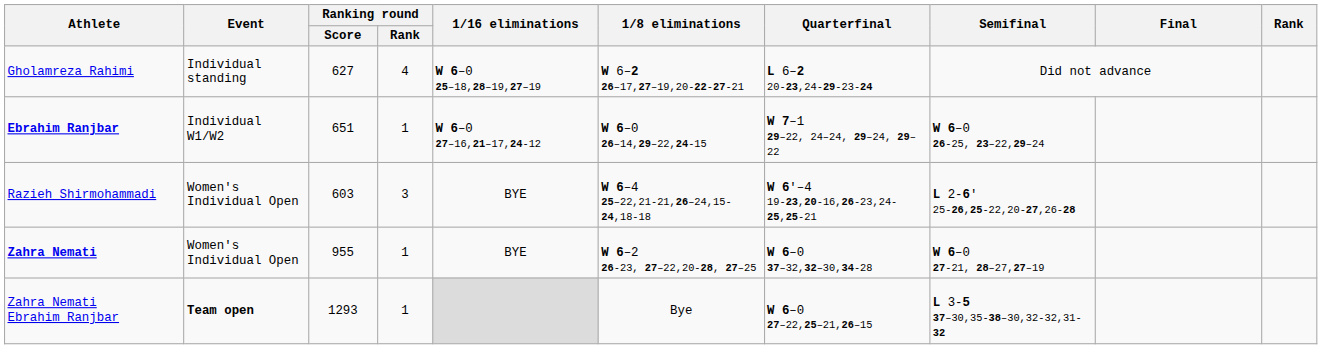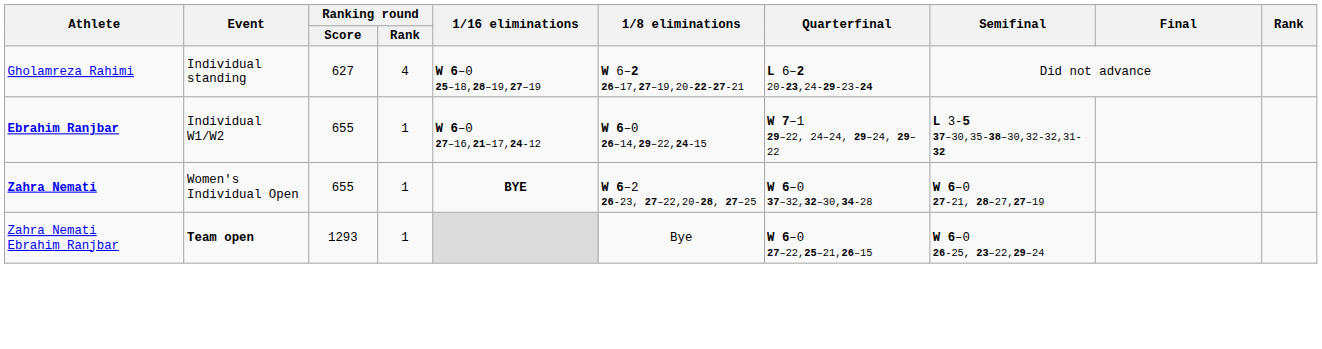(343, 129) 651 -> (343, 129) 655
(989, 136) W 6–0 26-25, 23–22,29–24 -> (1007, 136) L 3-5 37–30,35-38–30,32-32,31-32
- row: (82, 194)
(343, 252) 955 -> (343, 187) 655
(515, 252) normal -> (515, 187) bold
(1007, 317) L 3-5 37–30,35-38–30,32-32,31-32 -> (989, 244) W 6–0 26-25, 23–22,29–24
